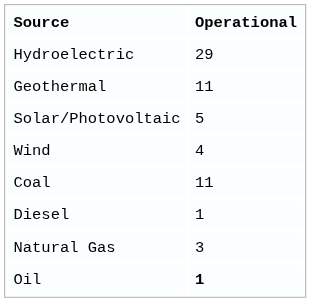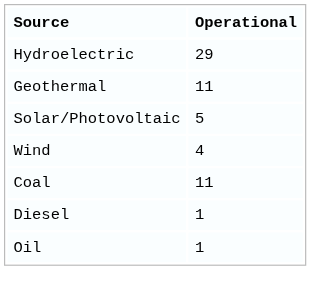- row: (65, 247)
(200, 279) bold -> (200, 247) normal
